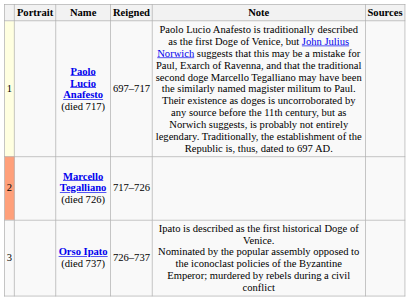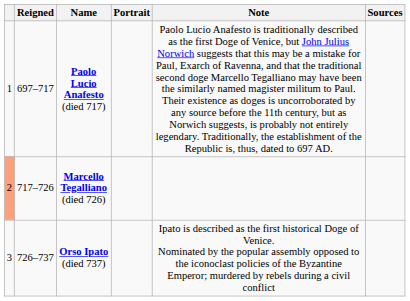columns swapped: (35, 12) <-> (131, 12)
(9, 89) lightyellow background -> (9, 89) no background
